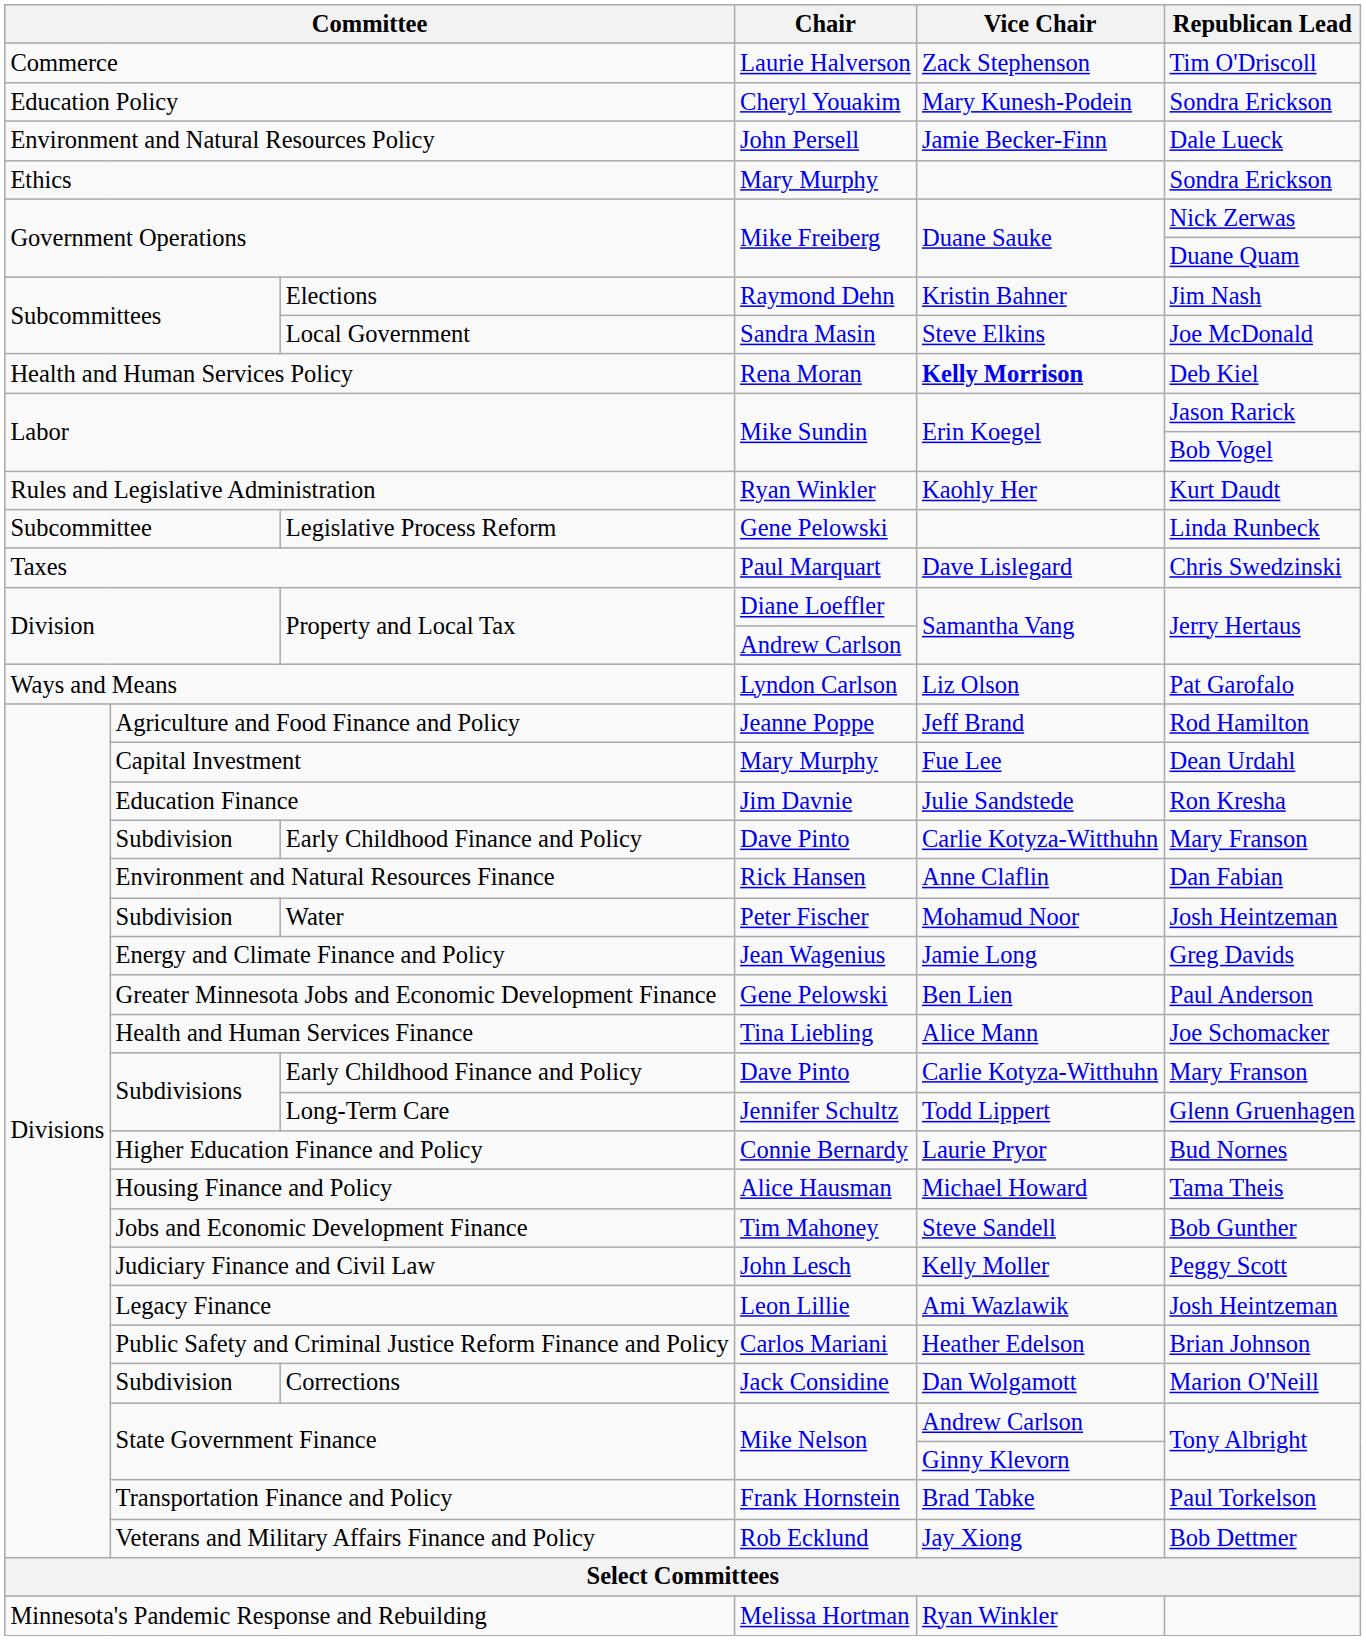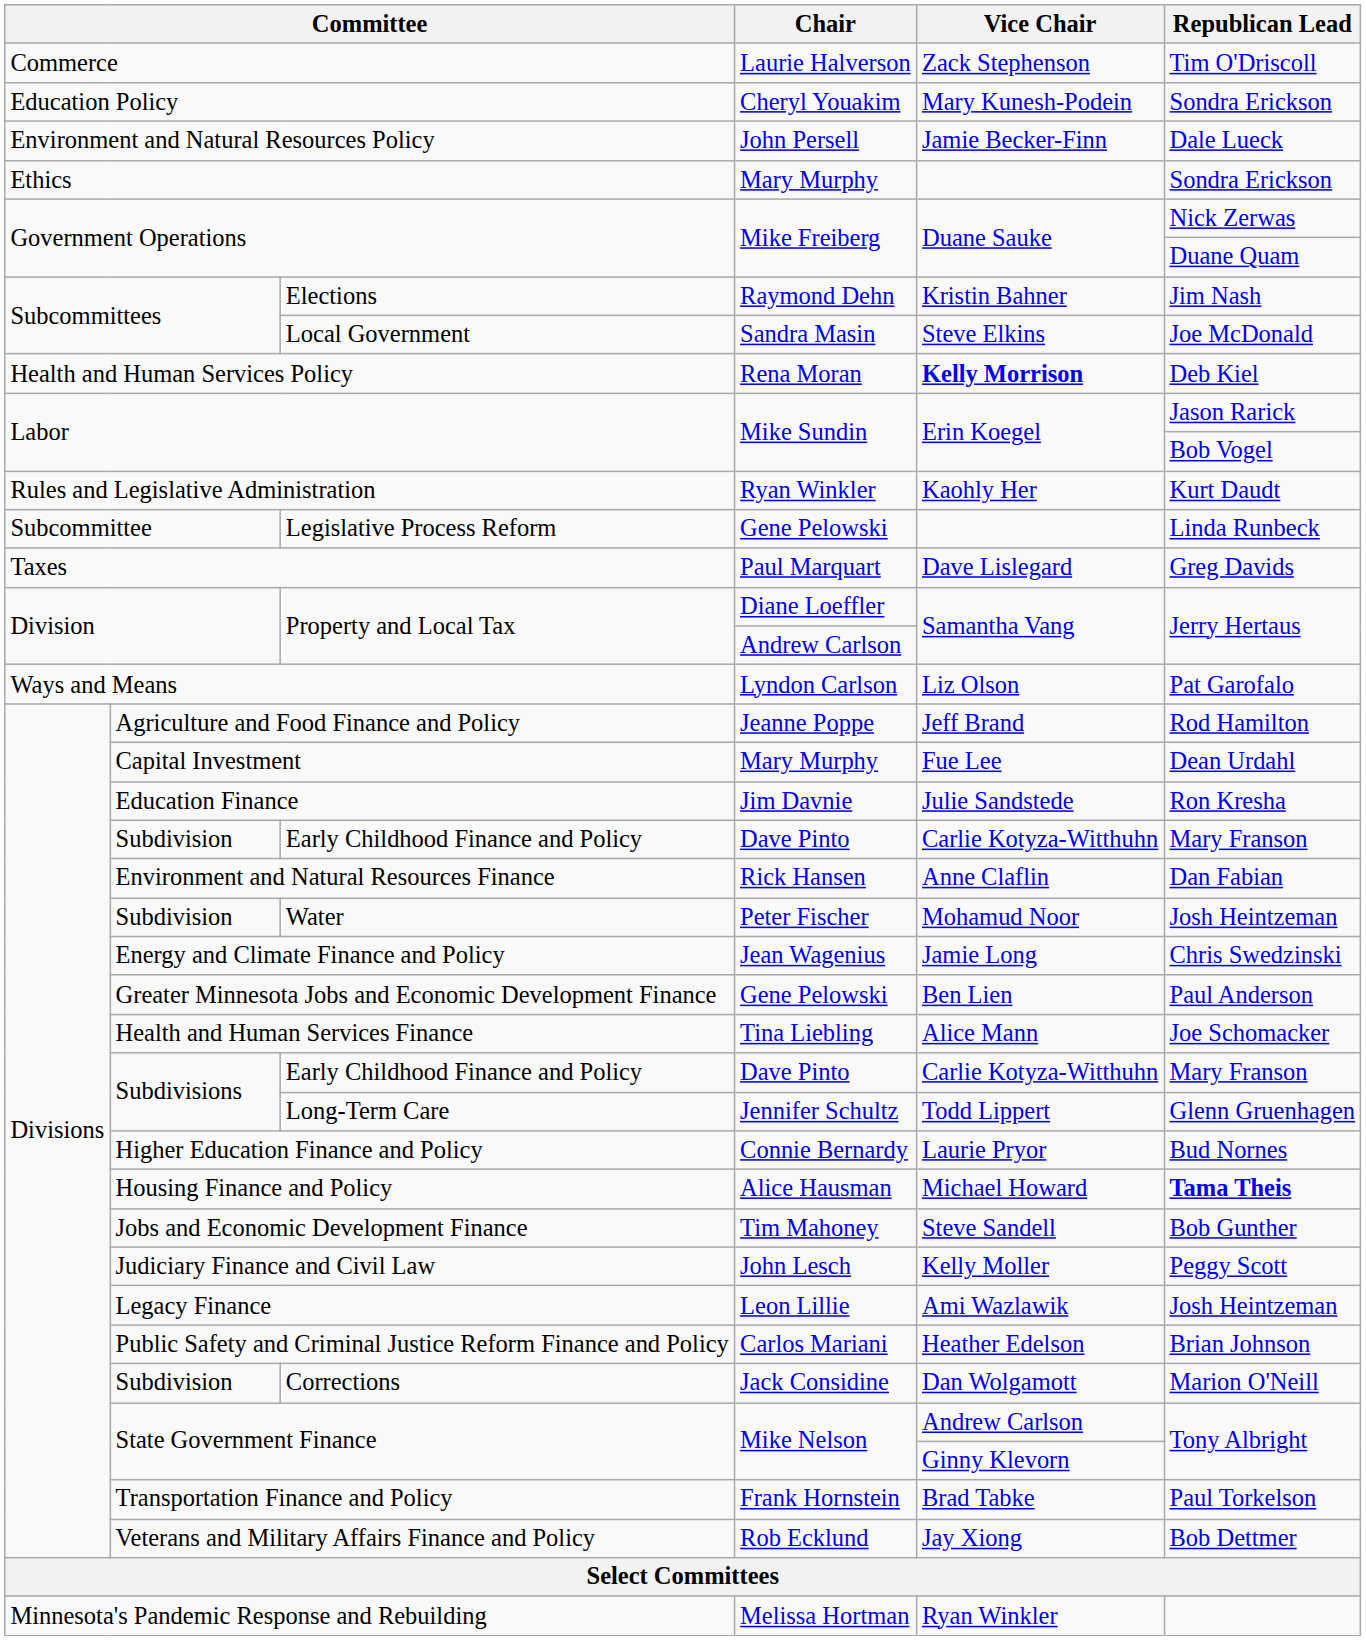(1256, 567) Chris Swedzinski -> (1232, 567) Greg Davids
(1232, 955) Greg Davids -> (1256, 955) Chris Swedzinski
(1227, 1188) normal -> (1230, 1188) bold
